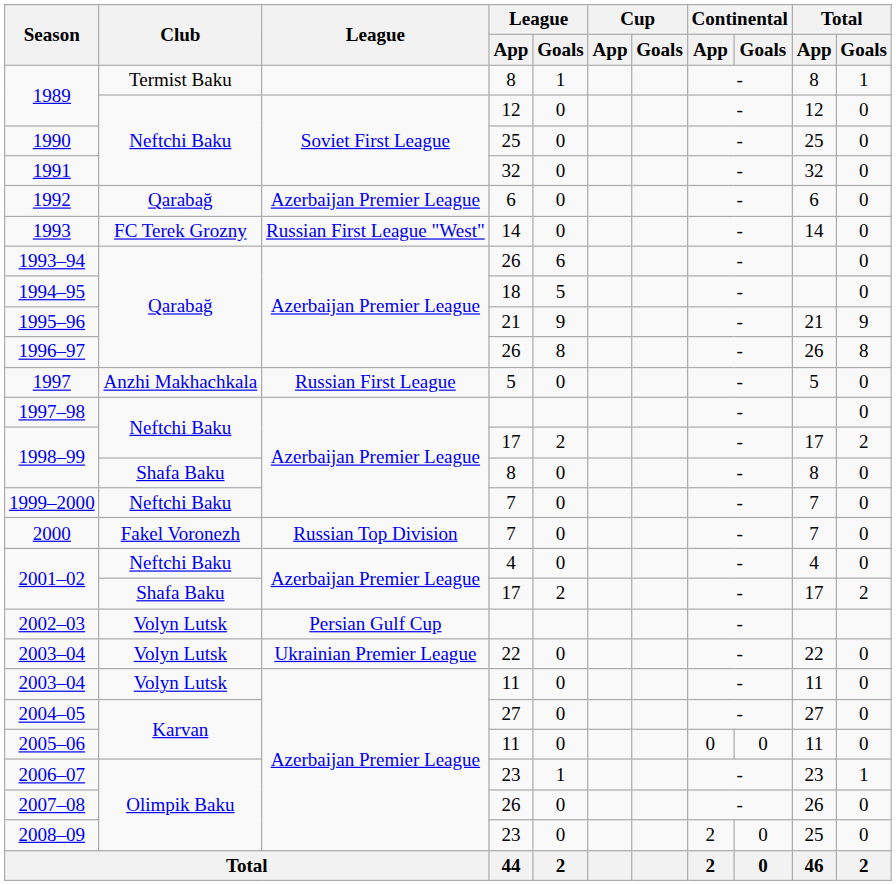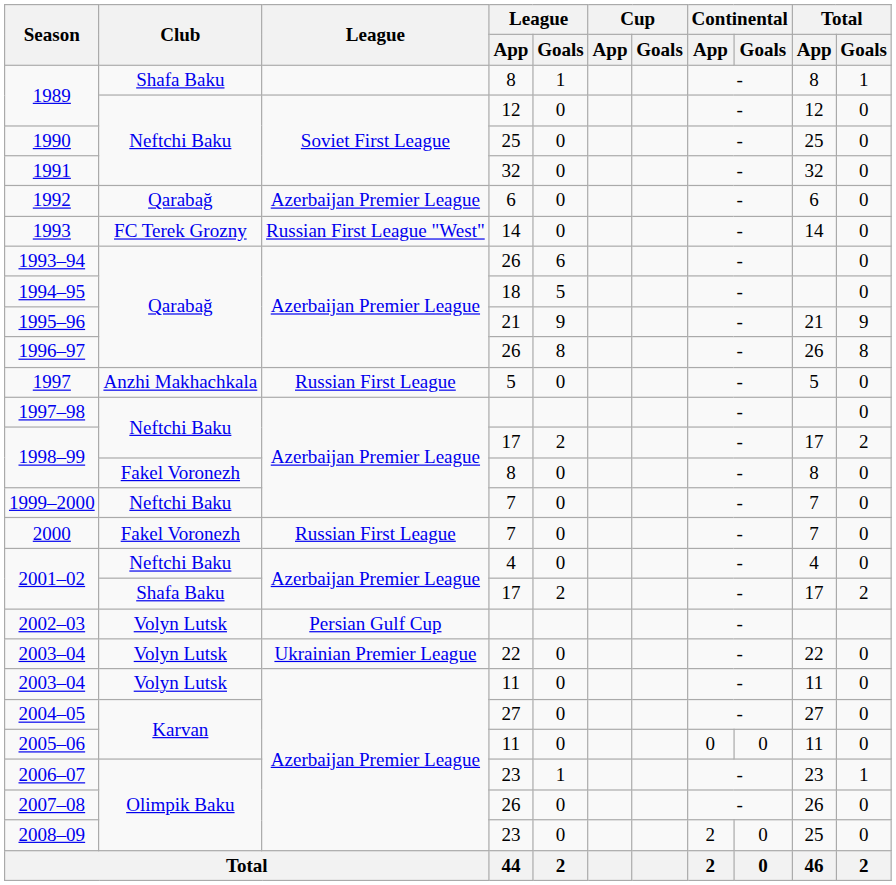(180, 79) Termist Baku -> (180, 79) Shafa Baku
(180, 472) Shafa Baku -> (180, 472) Fakel Voronezh
(375, 532) Russian Top Division -> (375, 532) Russian First League
